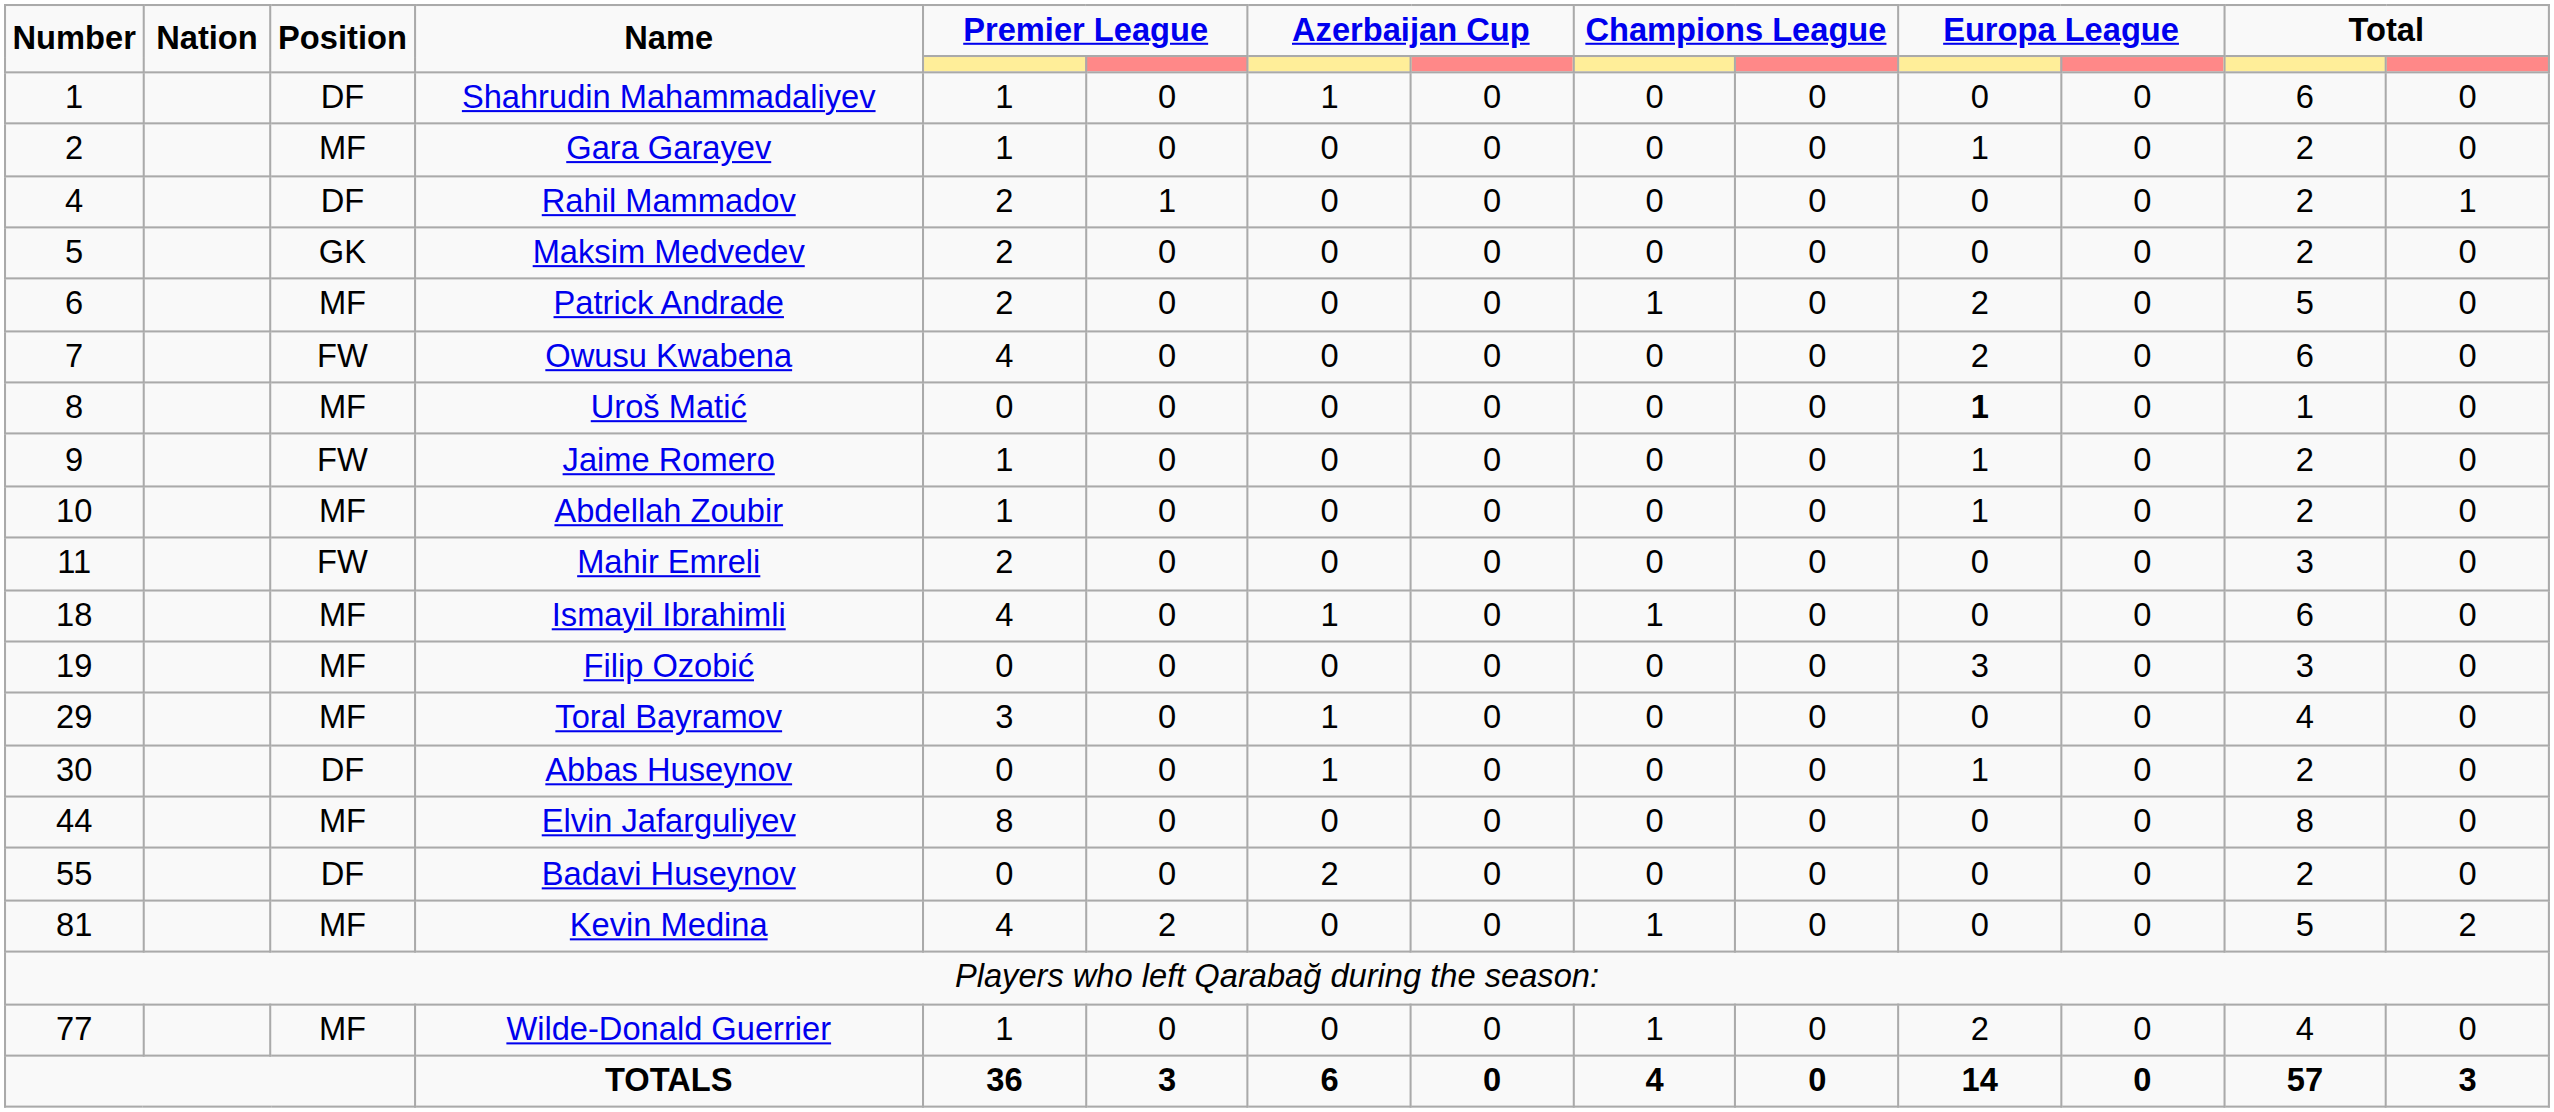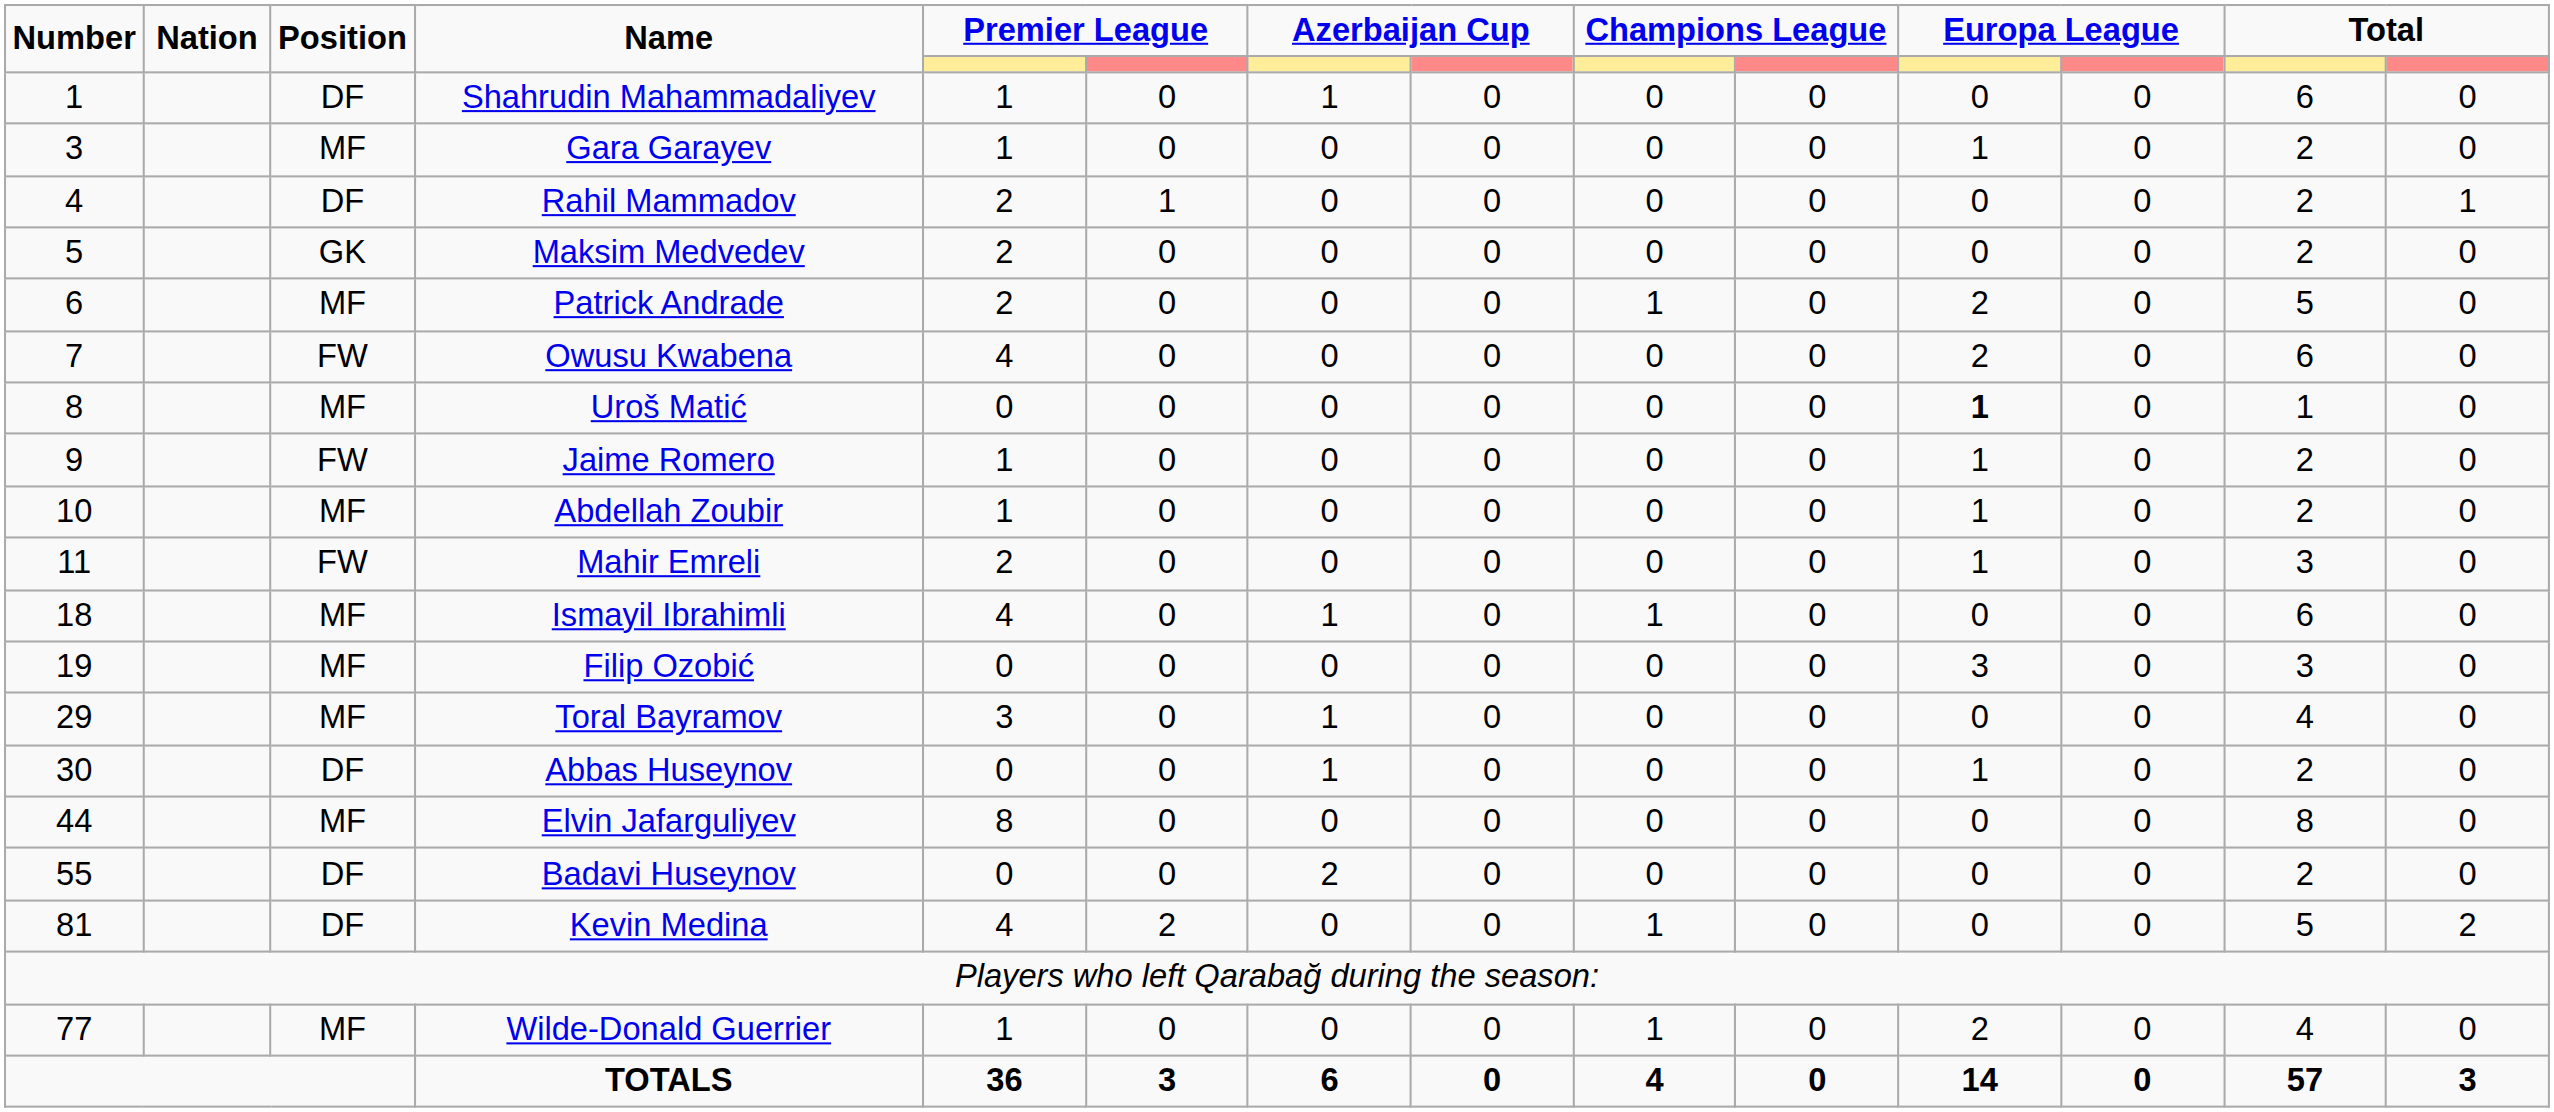(74, 148) 2 -> (74, 148) 3
(1980, 563) 0 -> (1980, 563) 1
(342, 925) MF -> (342, 925) DF
